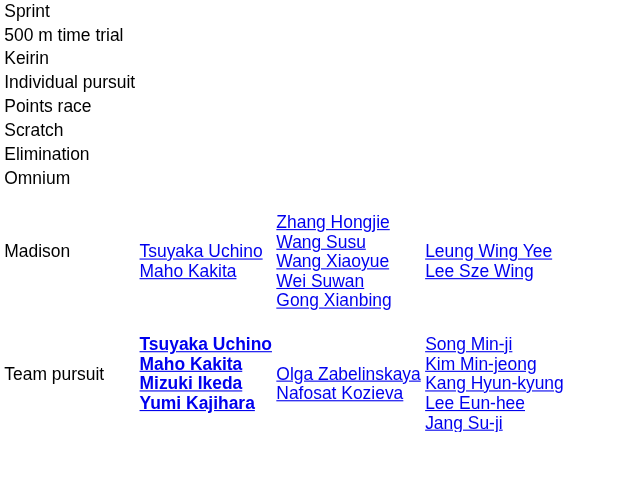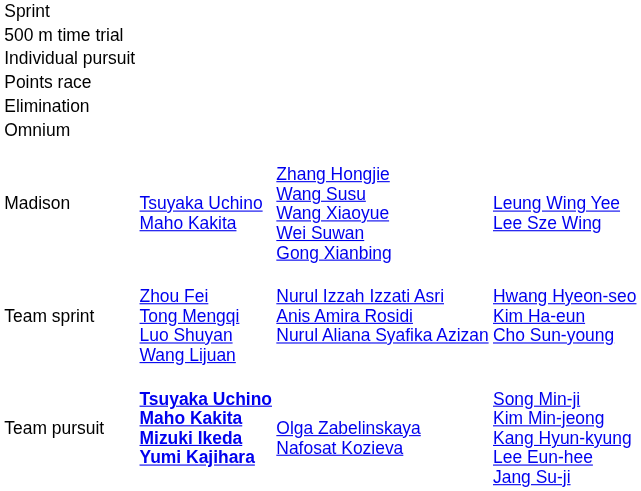- row: (27, 58)
- row: (34, 130)
+ row: (49, 316)
